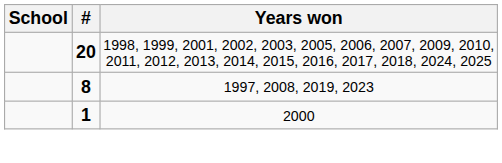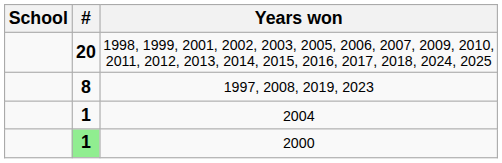+ row: (299, 115)
(86, 114) no background -> (86, 143) lightgreen background
